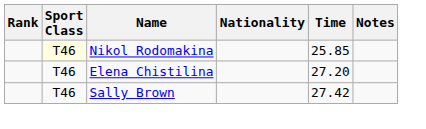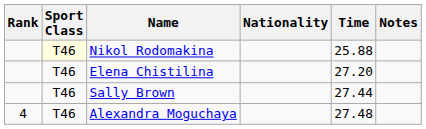(330, 51) 25.85 -> (354, 51) 25.88
(330, 93) 27.42 -> (354, 93) 27.44
+ row: (163, 114)
